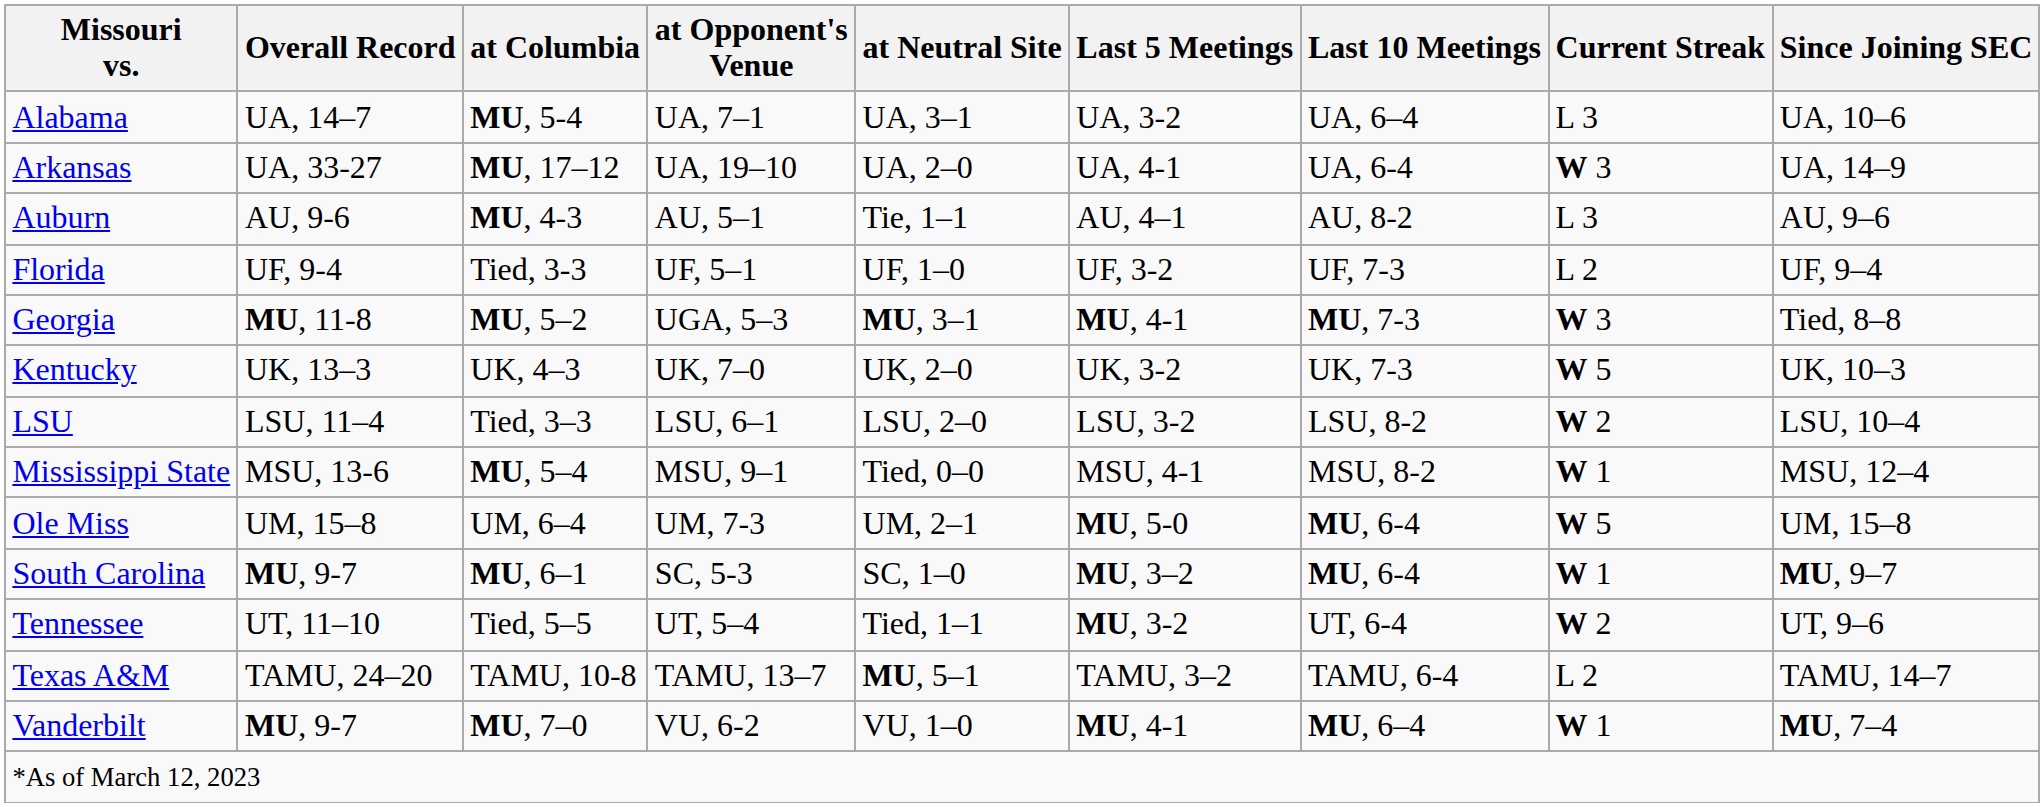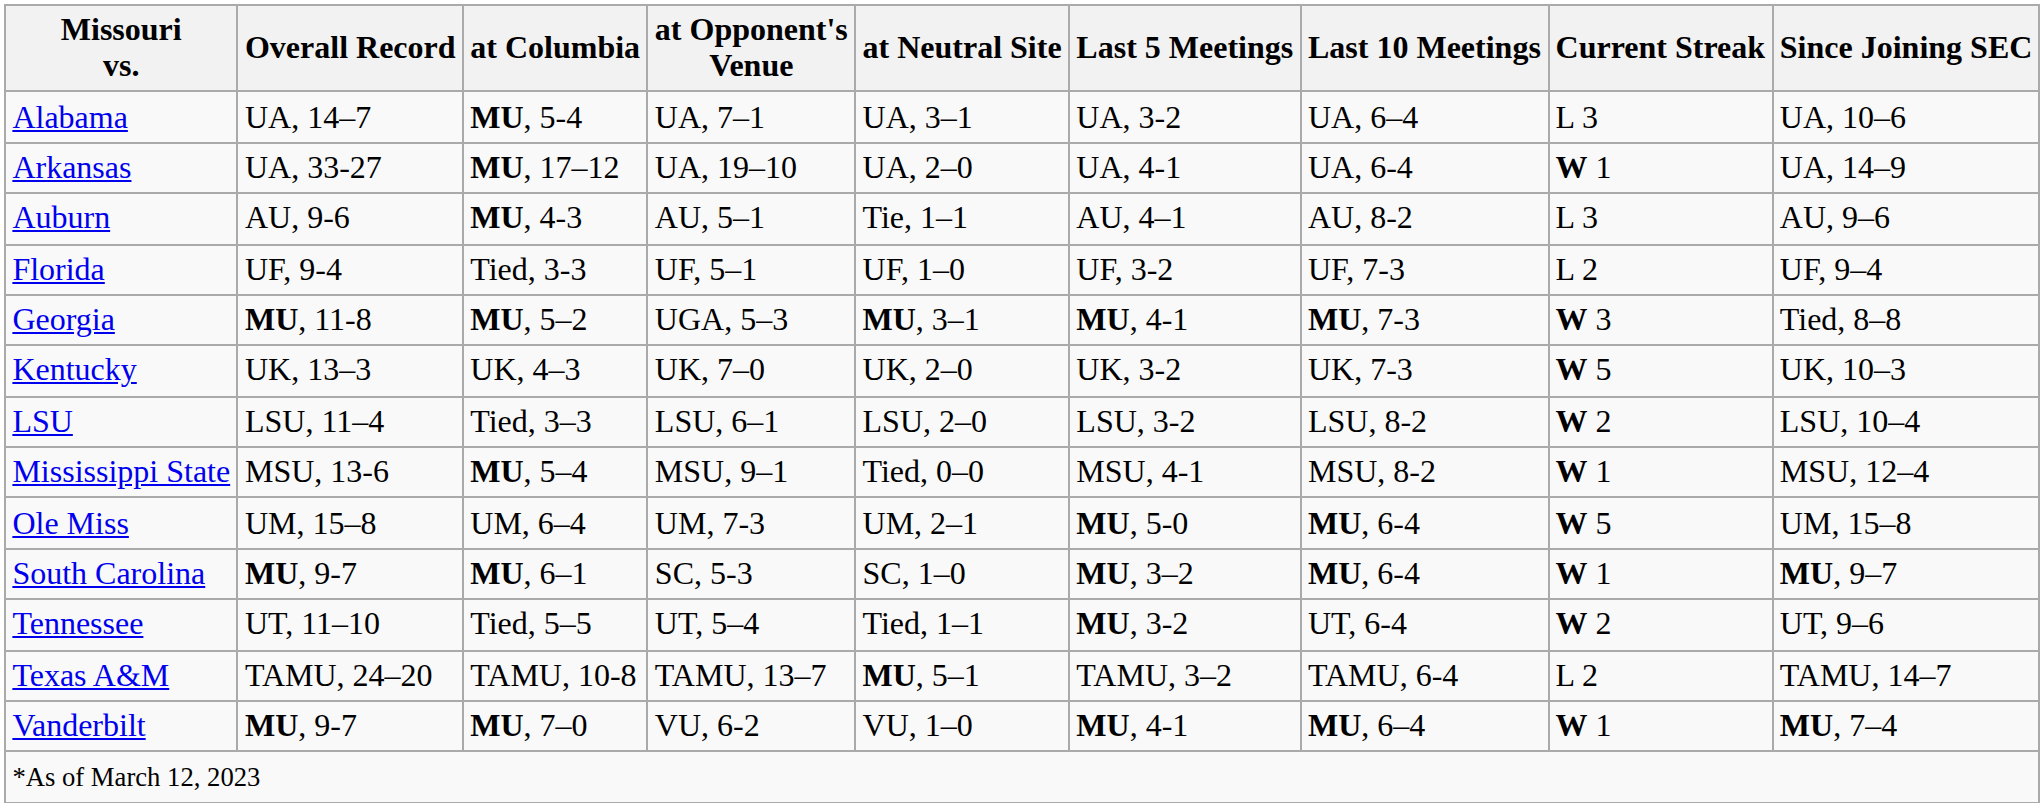(1584, 167) W 3 -> (1584, 167) W 1
